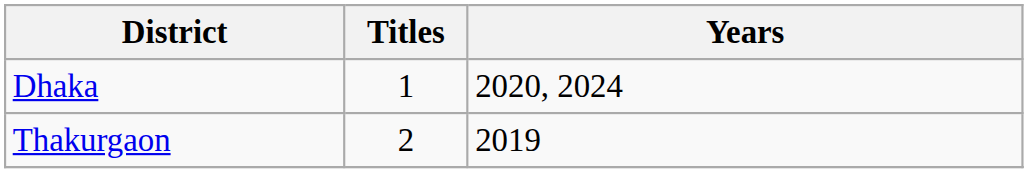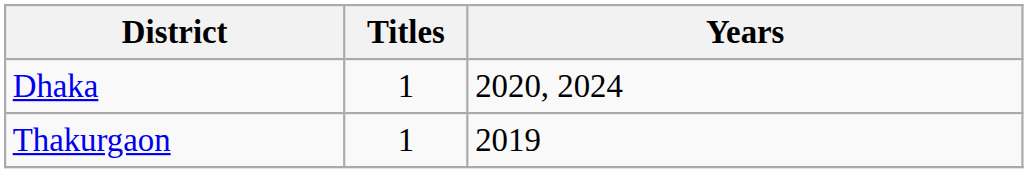(406, 140) 2 -> (406, 140) 1
